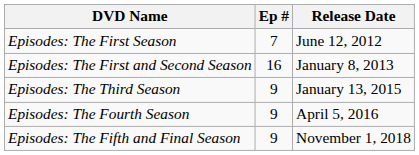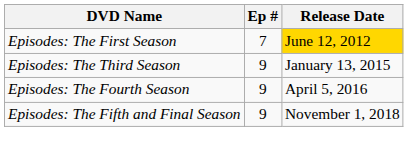(339, 41) no background -> (328, 41) gold background
- row: (130, 65)
